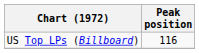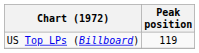(168, 40) 116 -> (168, 40) 119
